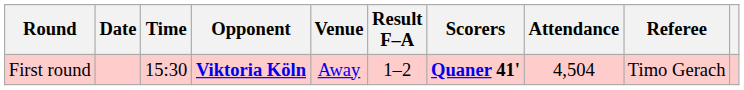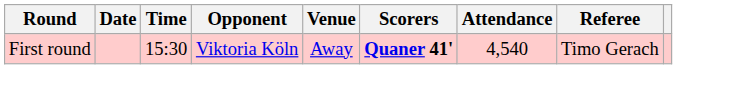- column: (397, 29)
(251, 69) bold -> (247, 48) normal
(574, 69) 4,504 -> (507, 48) 4,540
